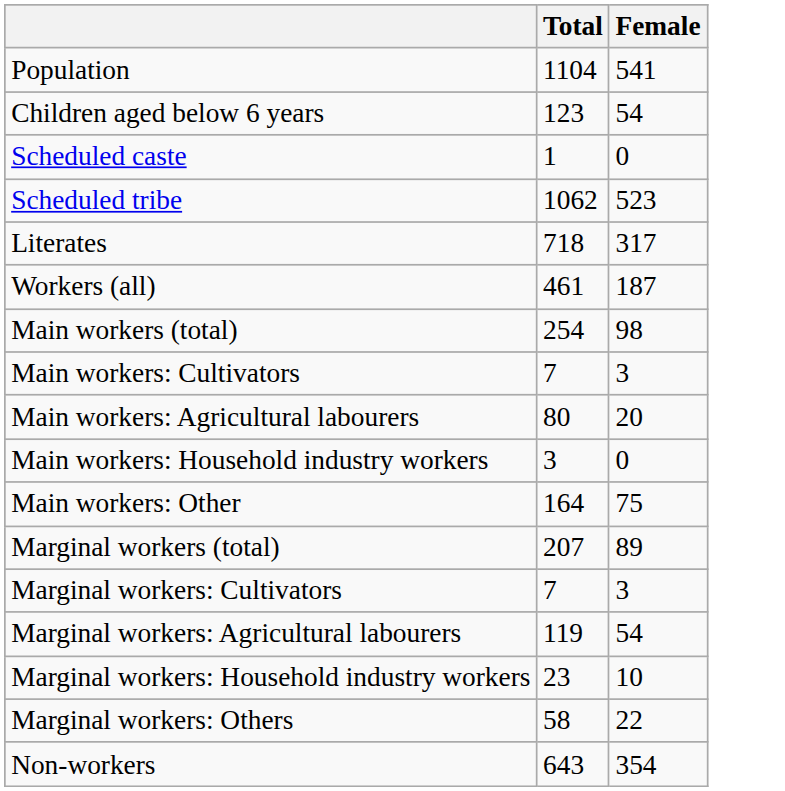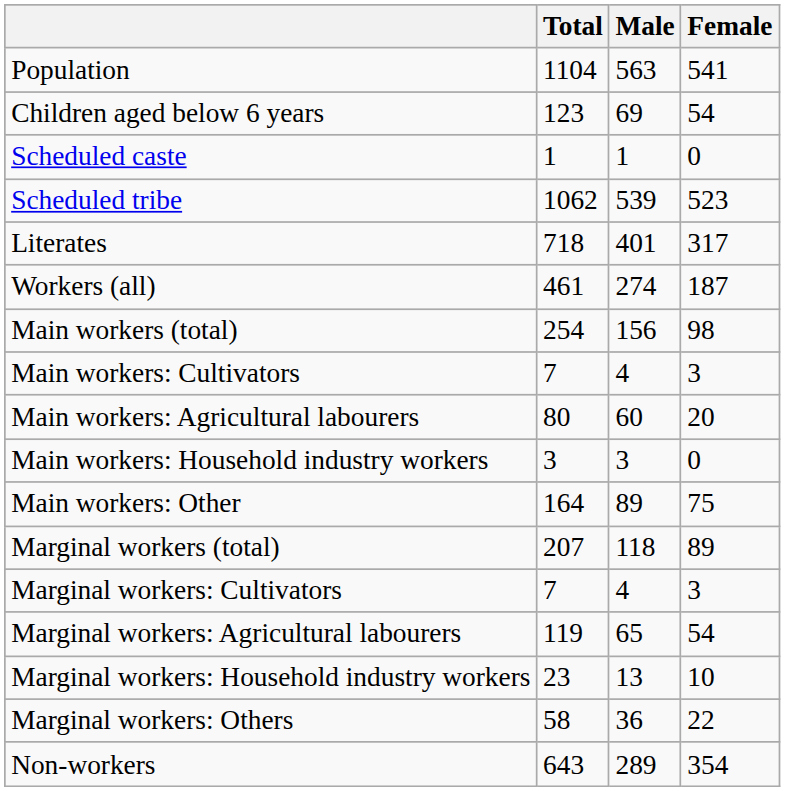+ column: (645, 26)
